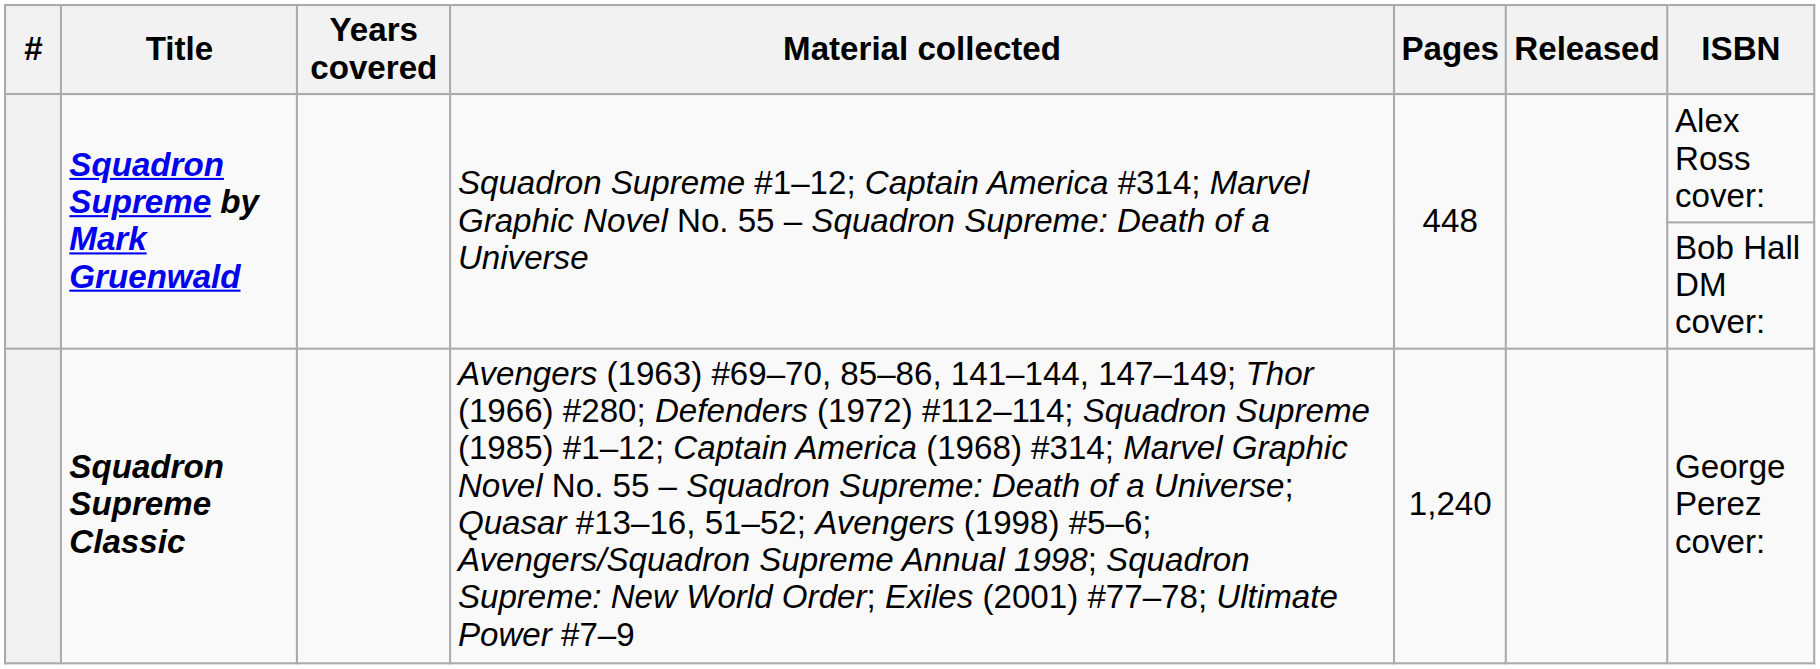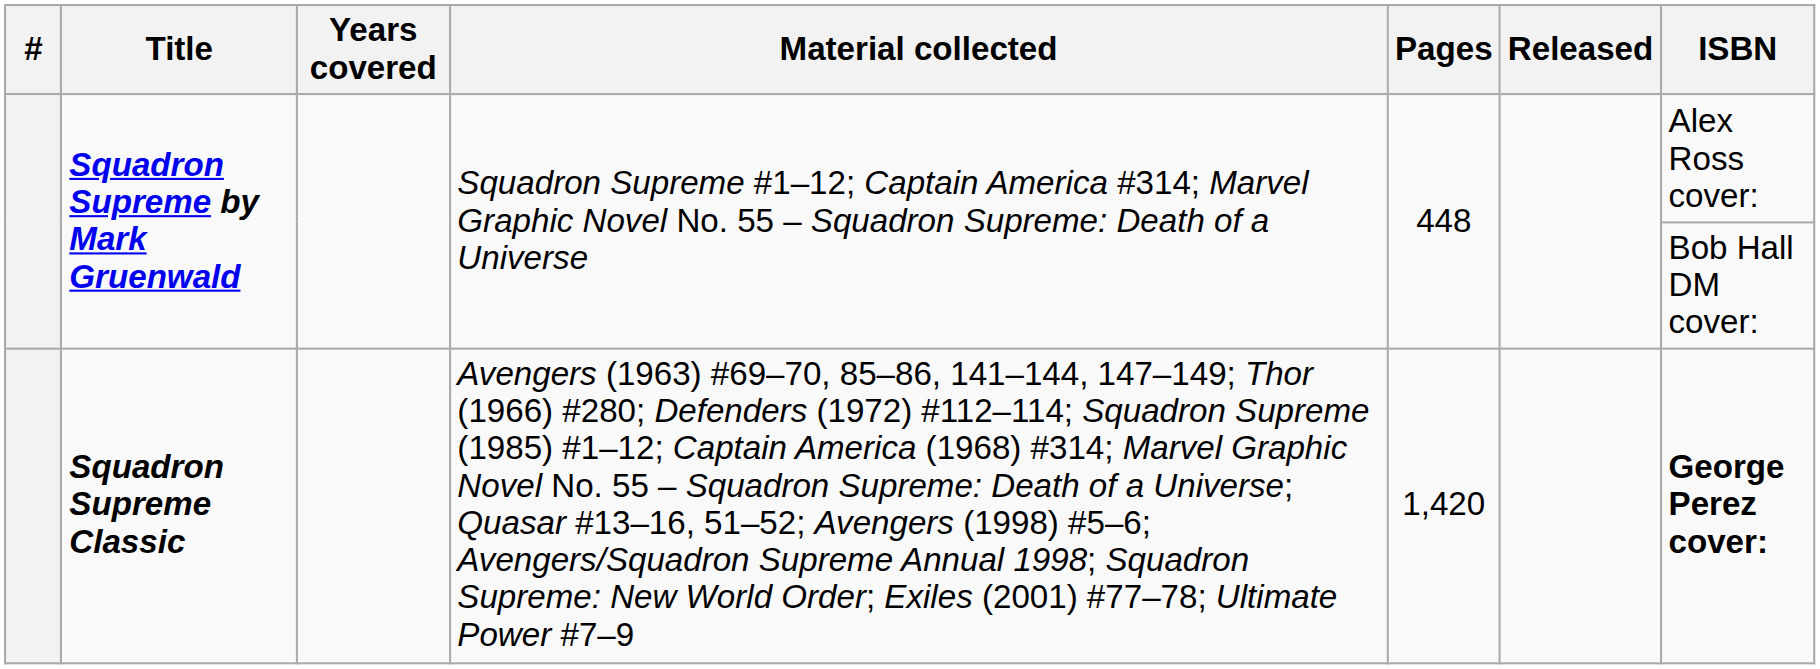(1450, 505) 1,240 -> (1444, 505) 1,420
(1730, 505) normal -> (1727, 505) bold
